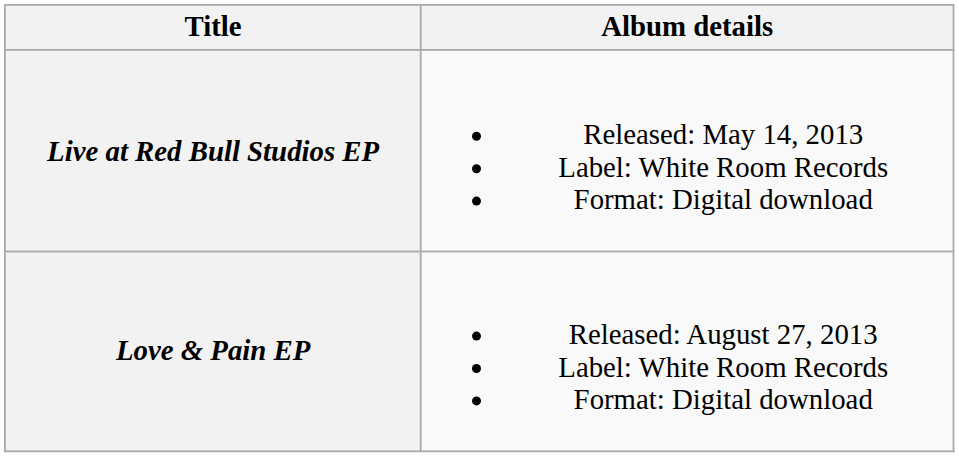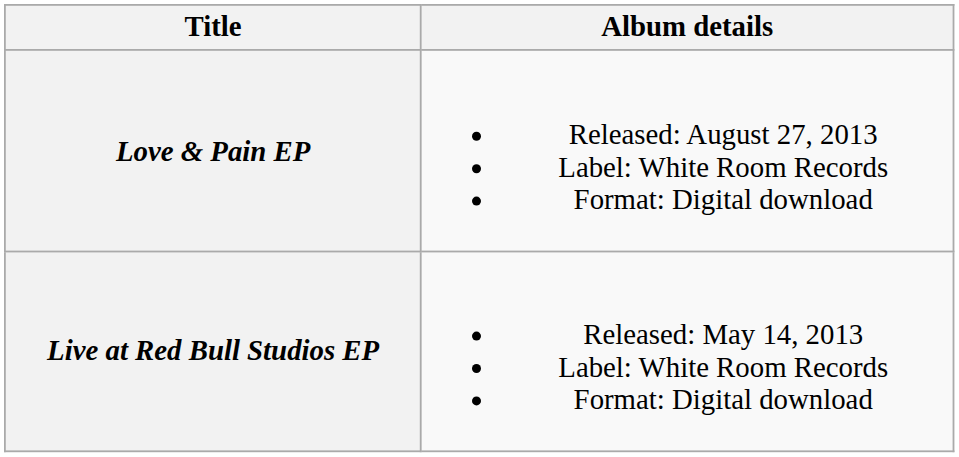rows swapped: (213, 150) <-> (213, 350)
